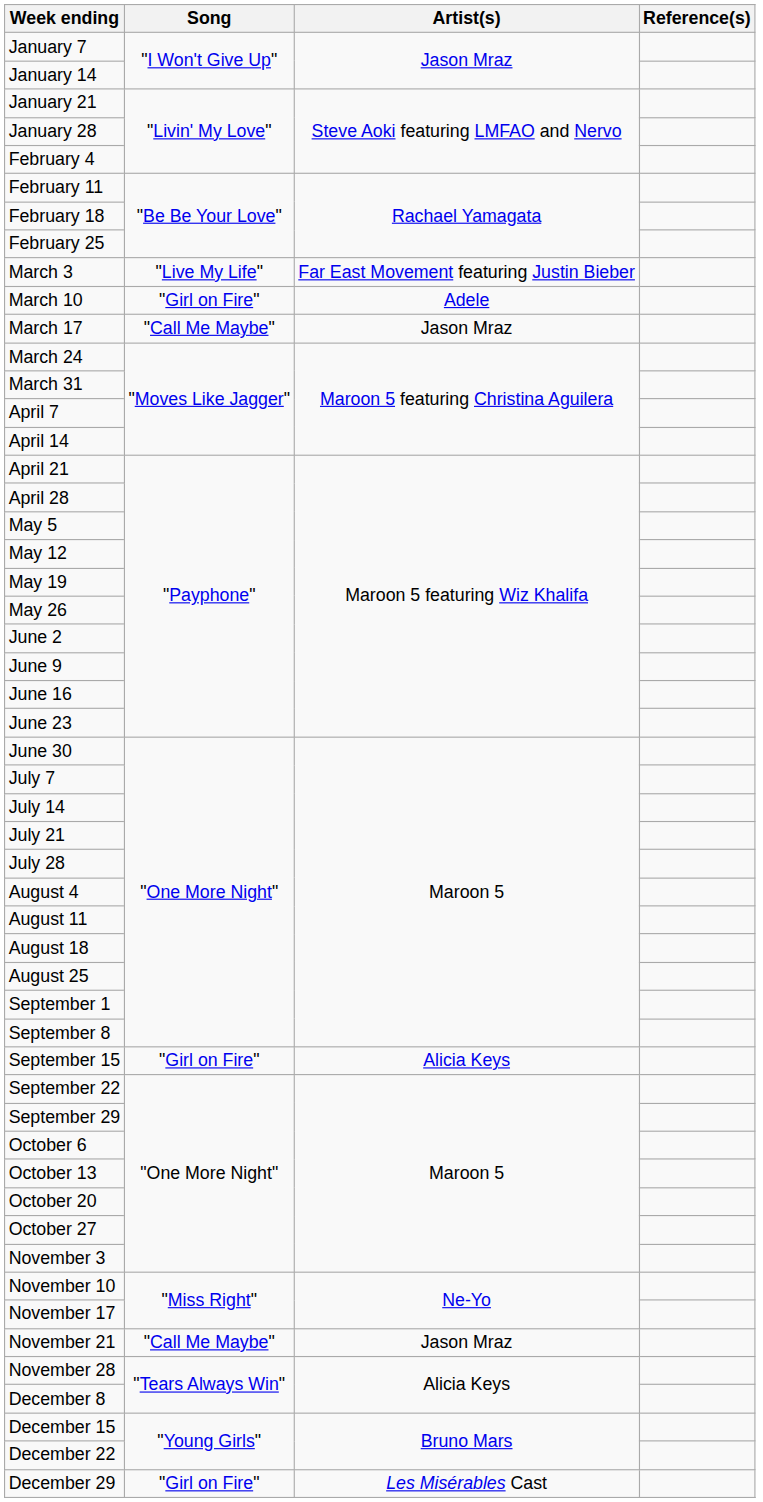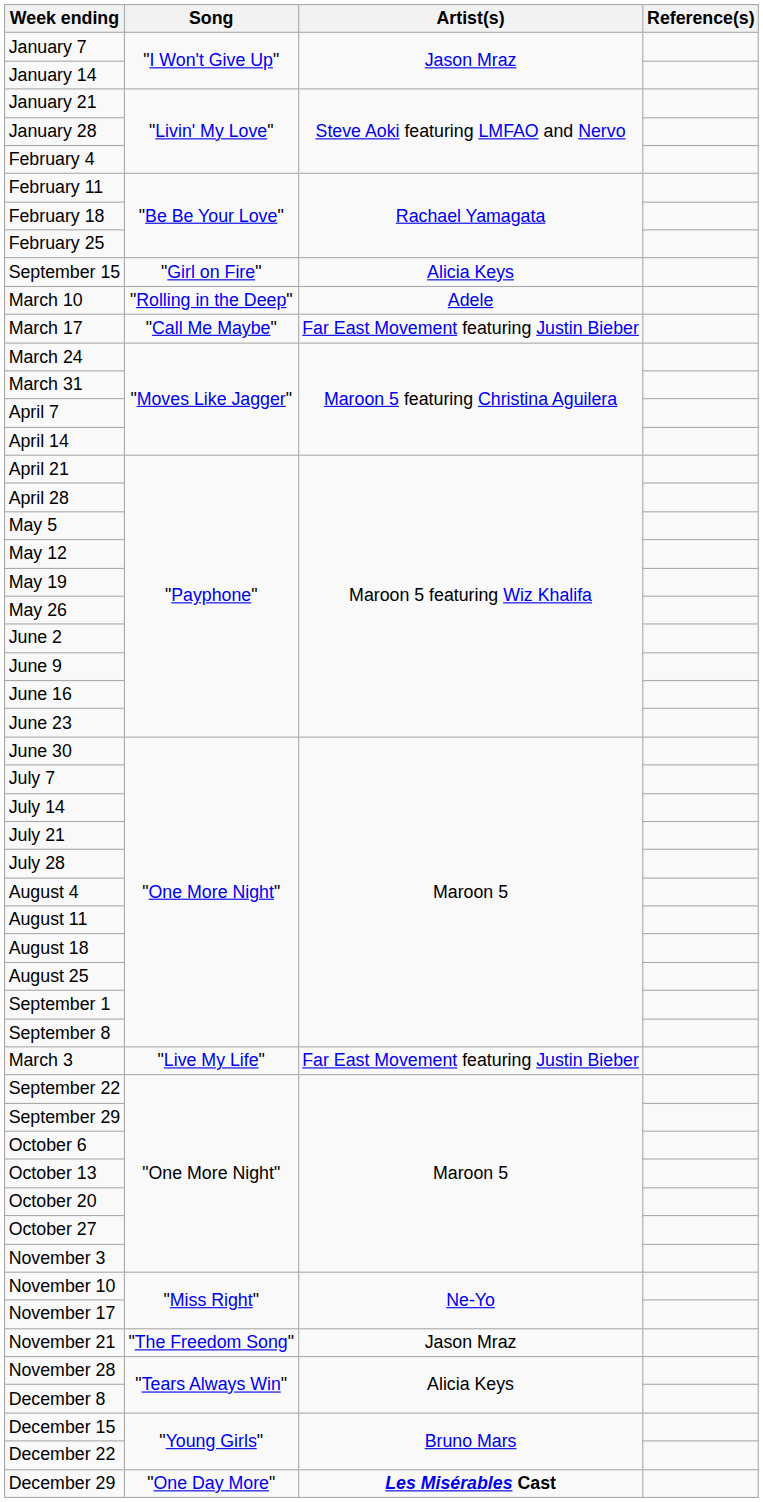rows swapped: (41, 272) <-> (64, 1060)
(209, 300) "Girl on Fire" -> (211, 300) "Rolling in the Deep"
(467, 328) Jason Mraz -> (471, 328) Far East Movement featuring Justin Bieber
(209, 1342) "Call Me Maybe" -> (211, 1342) "The Freedom Song"
(209, 1483) "Girl on Fire" -> (211, 1483) "One Day More"
(467, 1483) normal -> (471, 1483) bold
